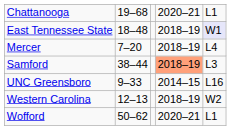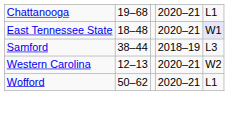(179, 30) 2018–19 -> (179, 30) 2020–21
- row: (24, 47)
(179, 64) lightsalmon background -> (179, 47) no background
- row: (49, 82)
(179, 99) 2018–19 -> (179, 64) 2020–21
